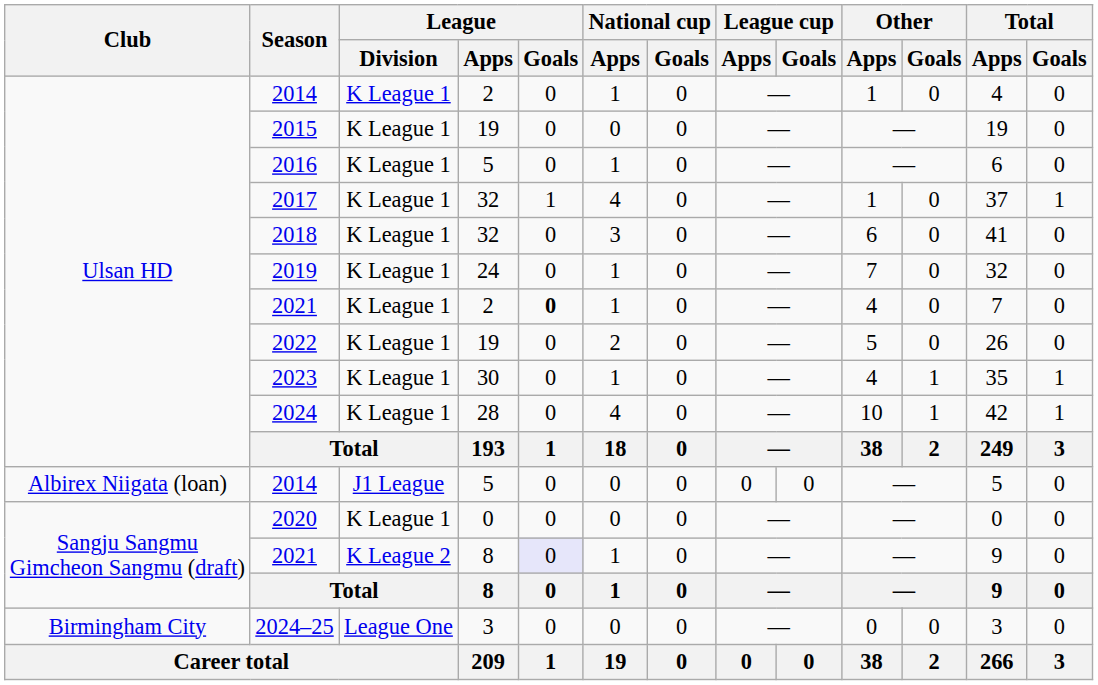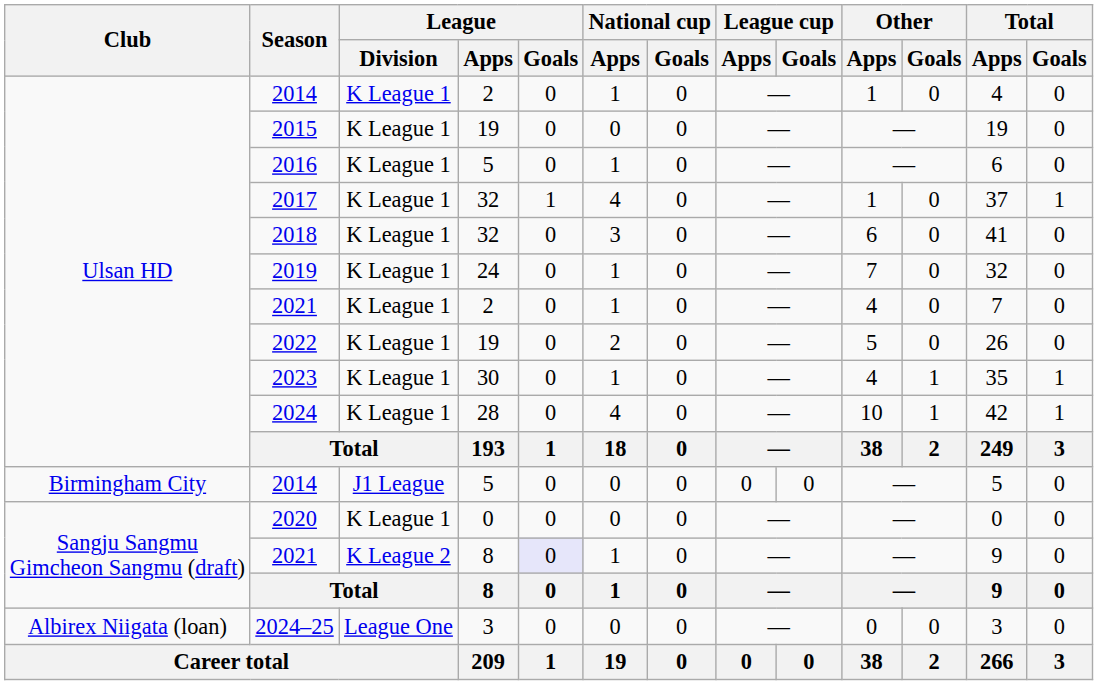(551, 306) bold -> (551, 306) normal
(127, 484) Albirex Niigata (loan) -> (127, 484) Birmingham City
(127, 626) Birmingham City -> (127, 626) Albirex Niigata (loan)
